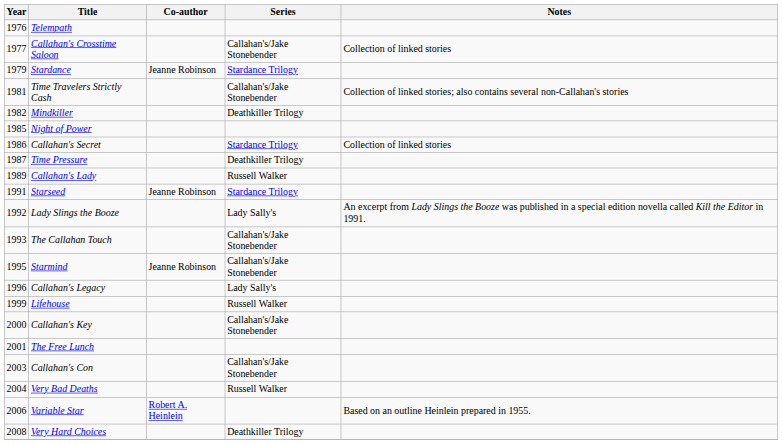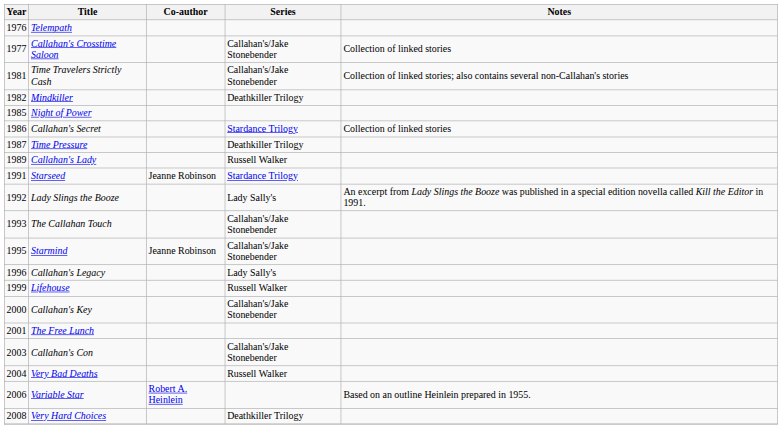- row: (51, 70)
